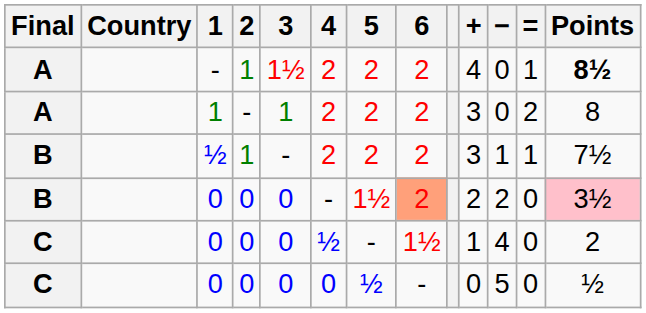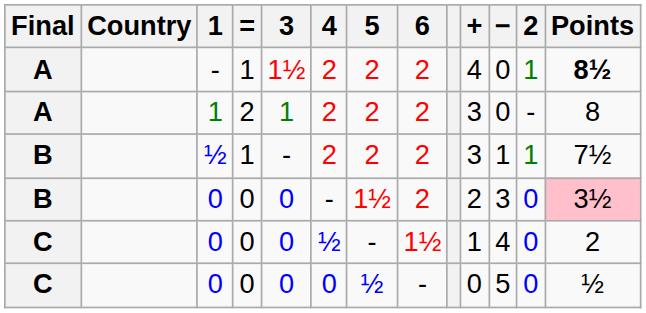columns swapped: (247, 26) <-> (530, 26)
(422, 198) lightsalmon background -> (422, 198) no background
(502, 198) 2 -> (503, 198) 3
